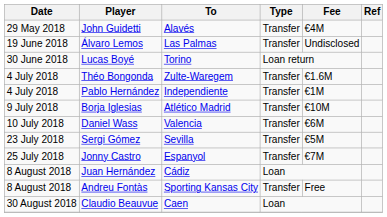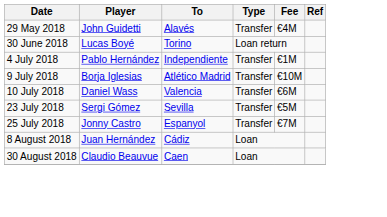- row: (112, 44)
- row: (117, 76)
- row: (114, 188)
